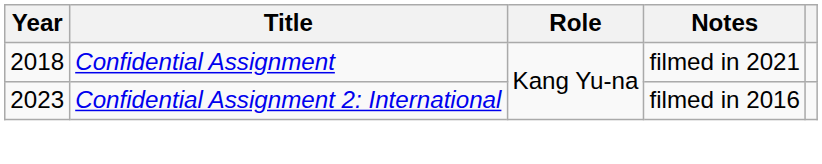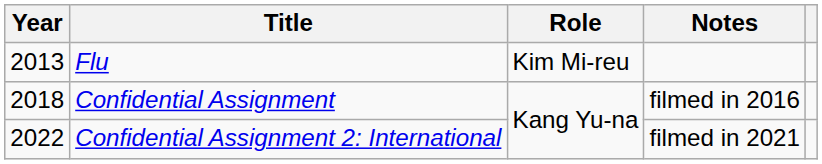+ row: (92, 61)
(725, 61) filmed in 2021 -> (725, 100) filmed in 2016
(37, 100) 2023 -> (37, 138) 2022
(725, 100) filmed in 2016 -> (725, 138) filmed in 2021
